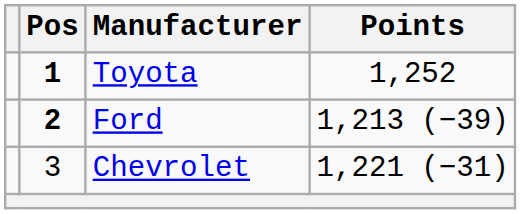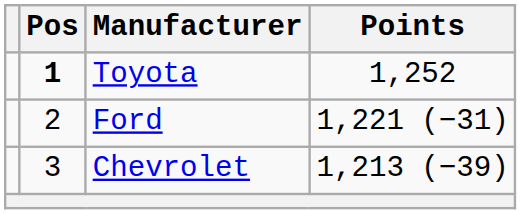(52, 123) bold -> (52, 123) normal
(413, 123) 1,213 (−39) -> (413, 123) 1,221 (−31)
(413, 170) 1,221 (−31) -> (413, 170) 1,213 (−39)
